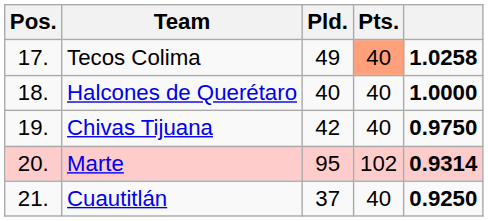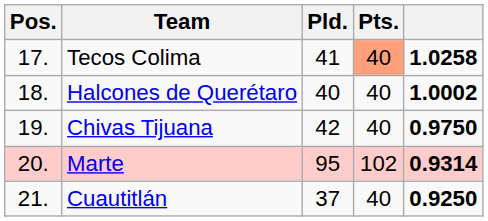(328, 57) 49 -> (328, 57) 41
(443, 92) 1.0000 -> (443, 92) 1.0002
